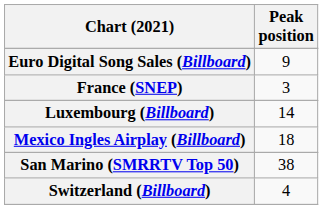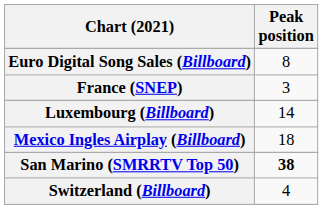(286, 61) 9 -> (286, 61) 8
(286, 165) normal -> (286, 165) bold
